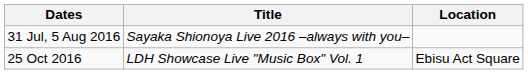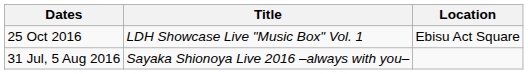rows swapped: (64, 36) <-> (45, 58)
